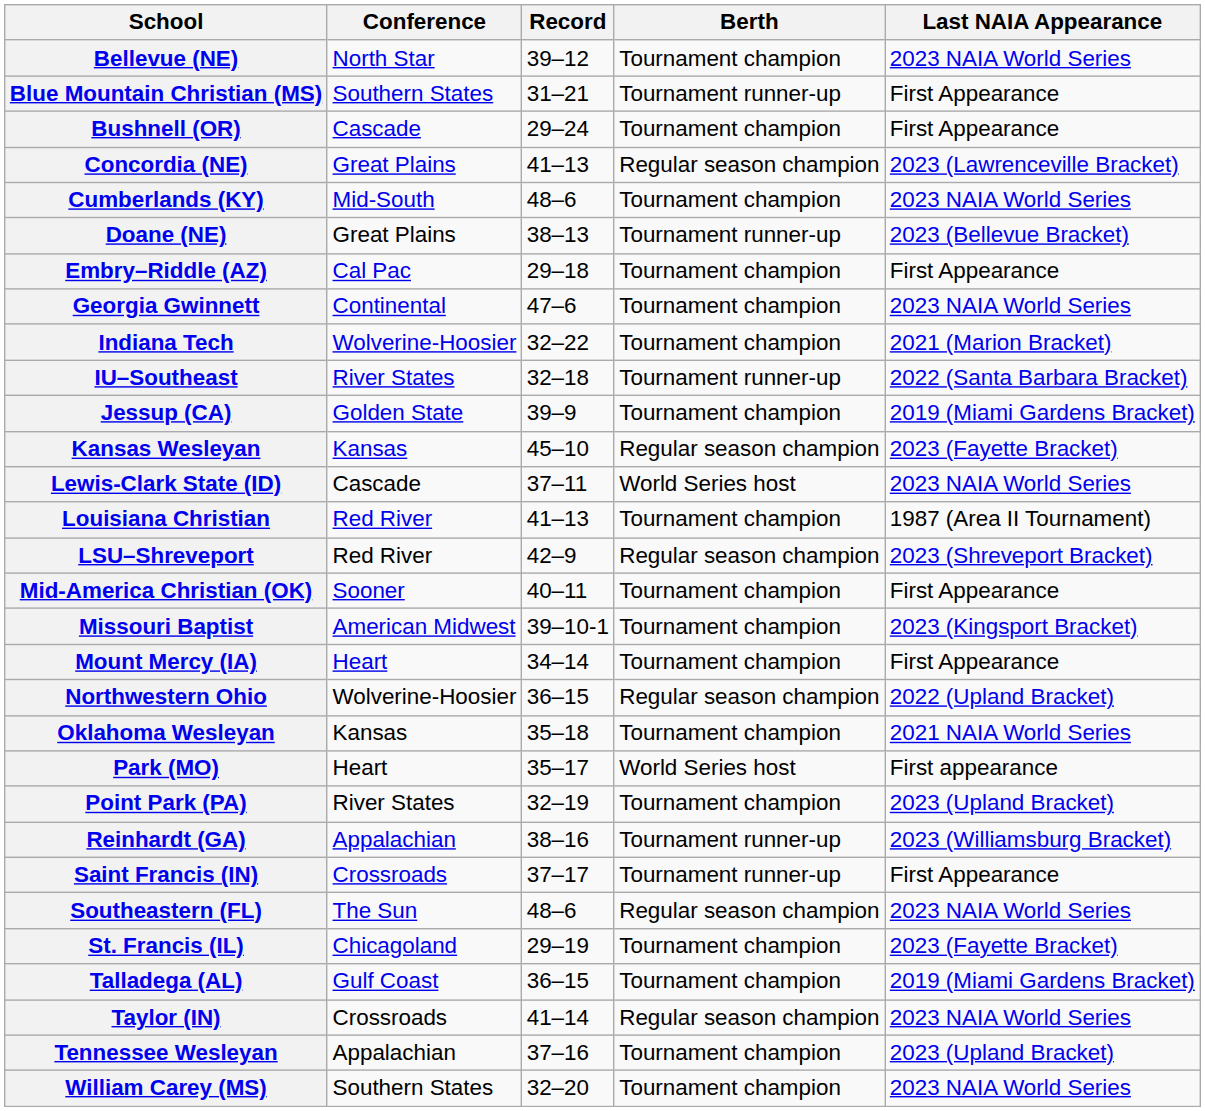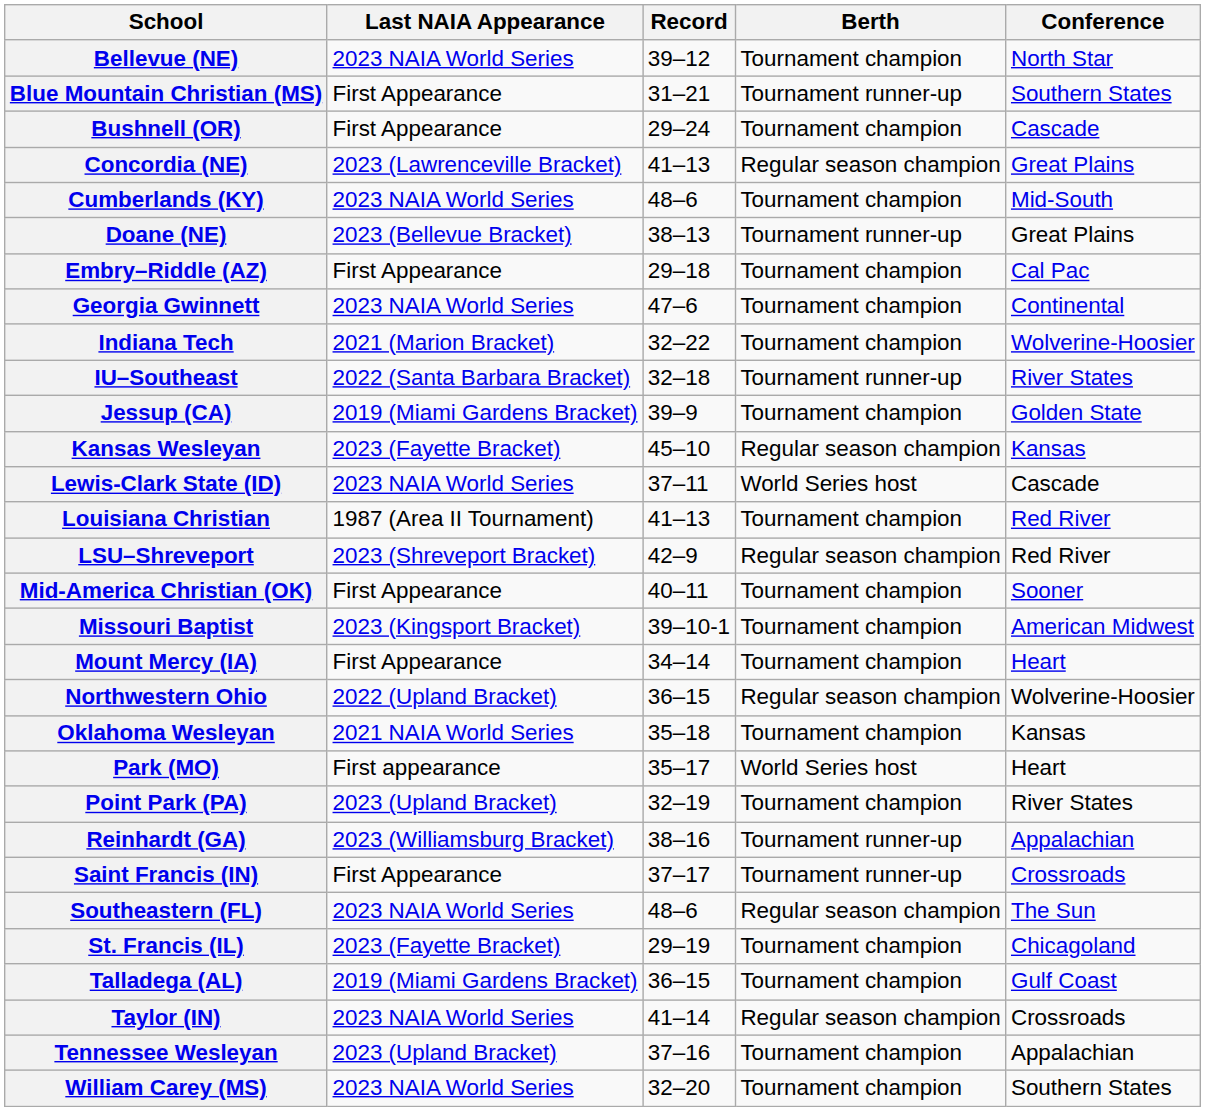columns swapped: (424, 22) <-> (1042, 22)
